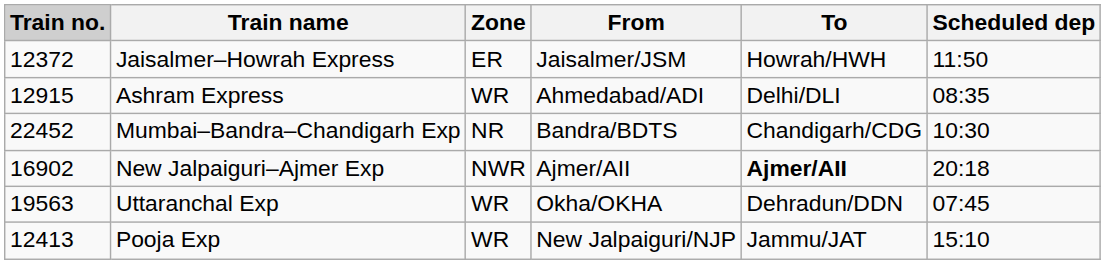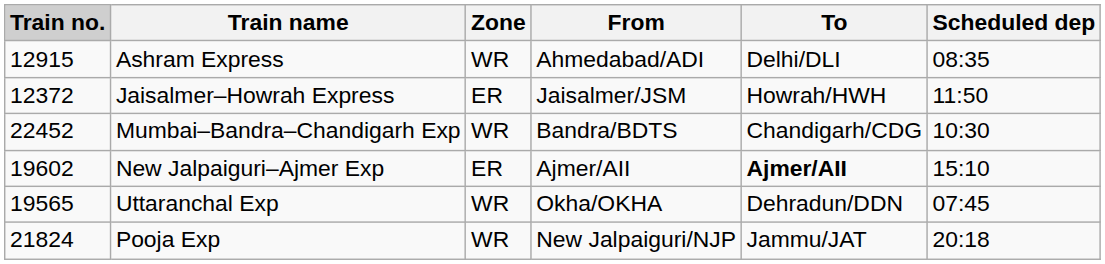rows swapped: (200, 95) <-> (255, 58)
(488, 131) NR -> (490, 131) WR
(42, 167) 16902 -> (42, 167) 19602
(498, 167) NWR -> (487, 167) ER
(961, 167) 20:18 -> (961, 167) 15:10
(42, 204) 19563 -> (42, 204) 19565
(42, 240) 12413 -> (42, 240) 21824
(961, 240) 15:10 -> (961, 240) 20:18
